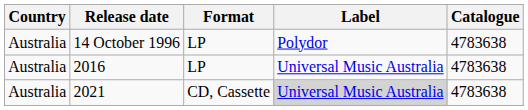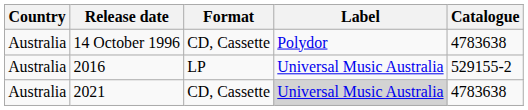(197, 42) LP -> (229, 42) CD, Cassette
(479, 67) 4783638 -> (481, 67) 529155-2
